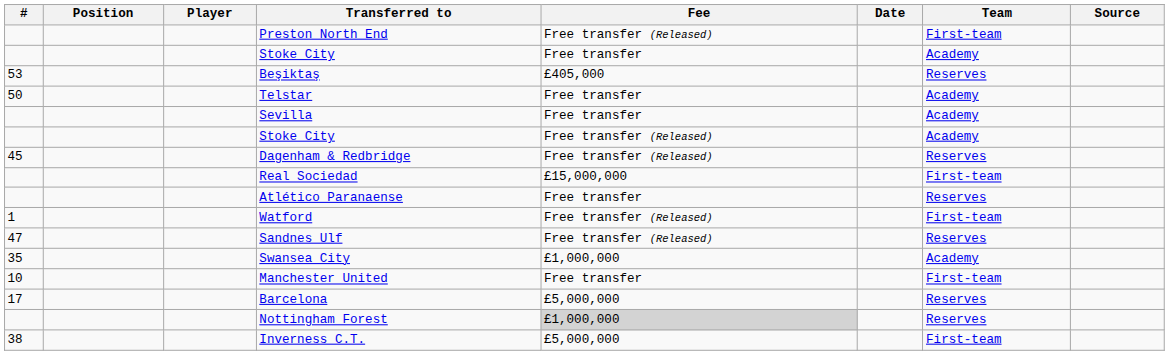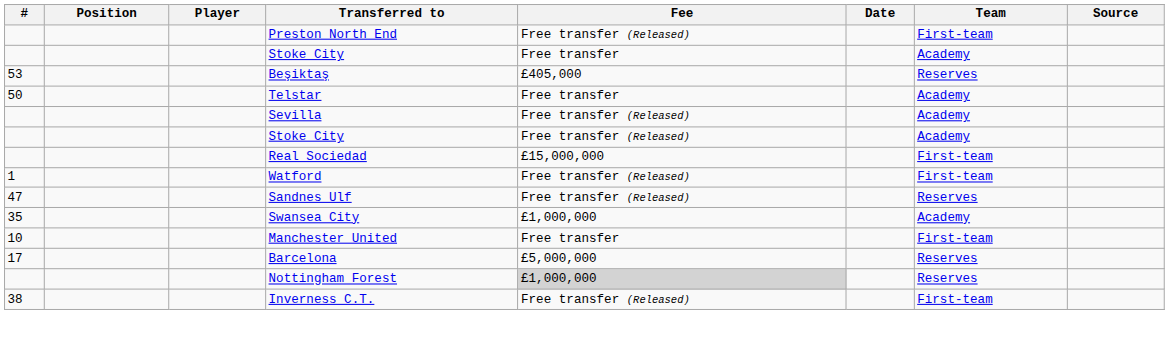(593, 117) Free transfer -> (605, 117) Free transfer (Released)
- row: (15, 157)
- row: (24, 198)
(582, 340) £5,000,000 -> (605, 300) Free transfer (Released)
